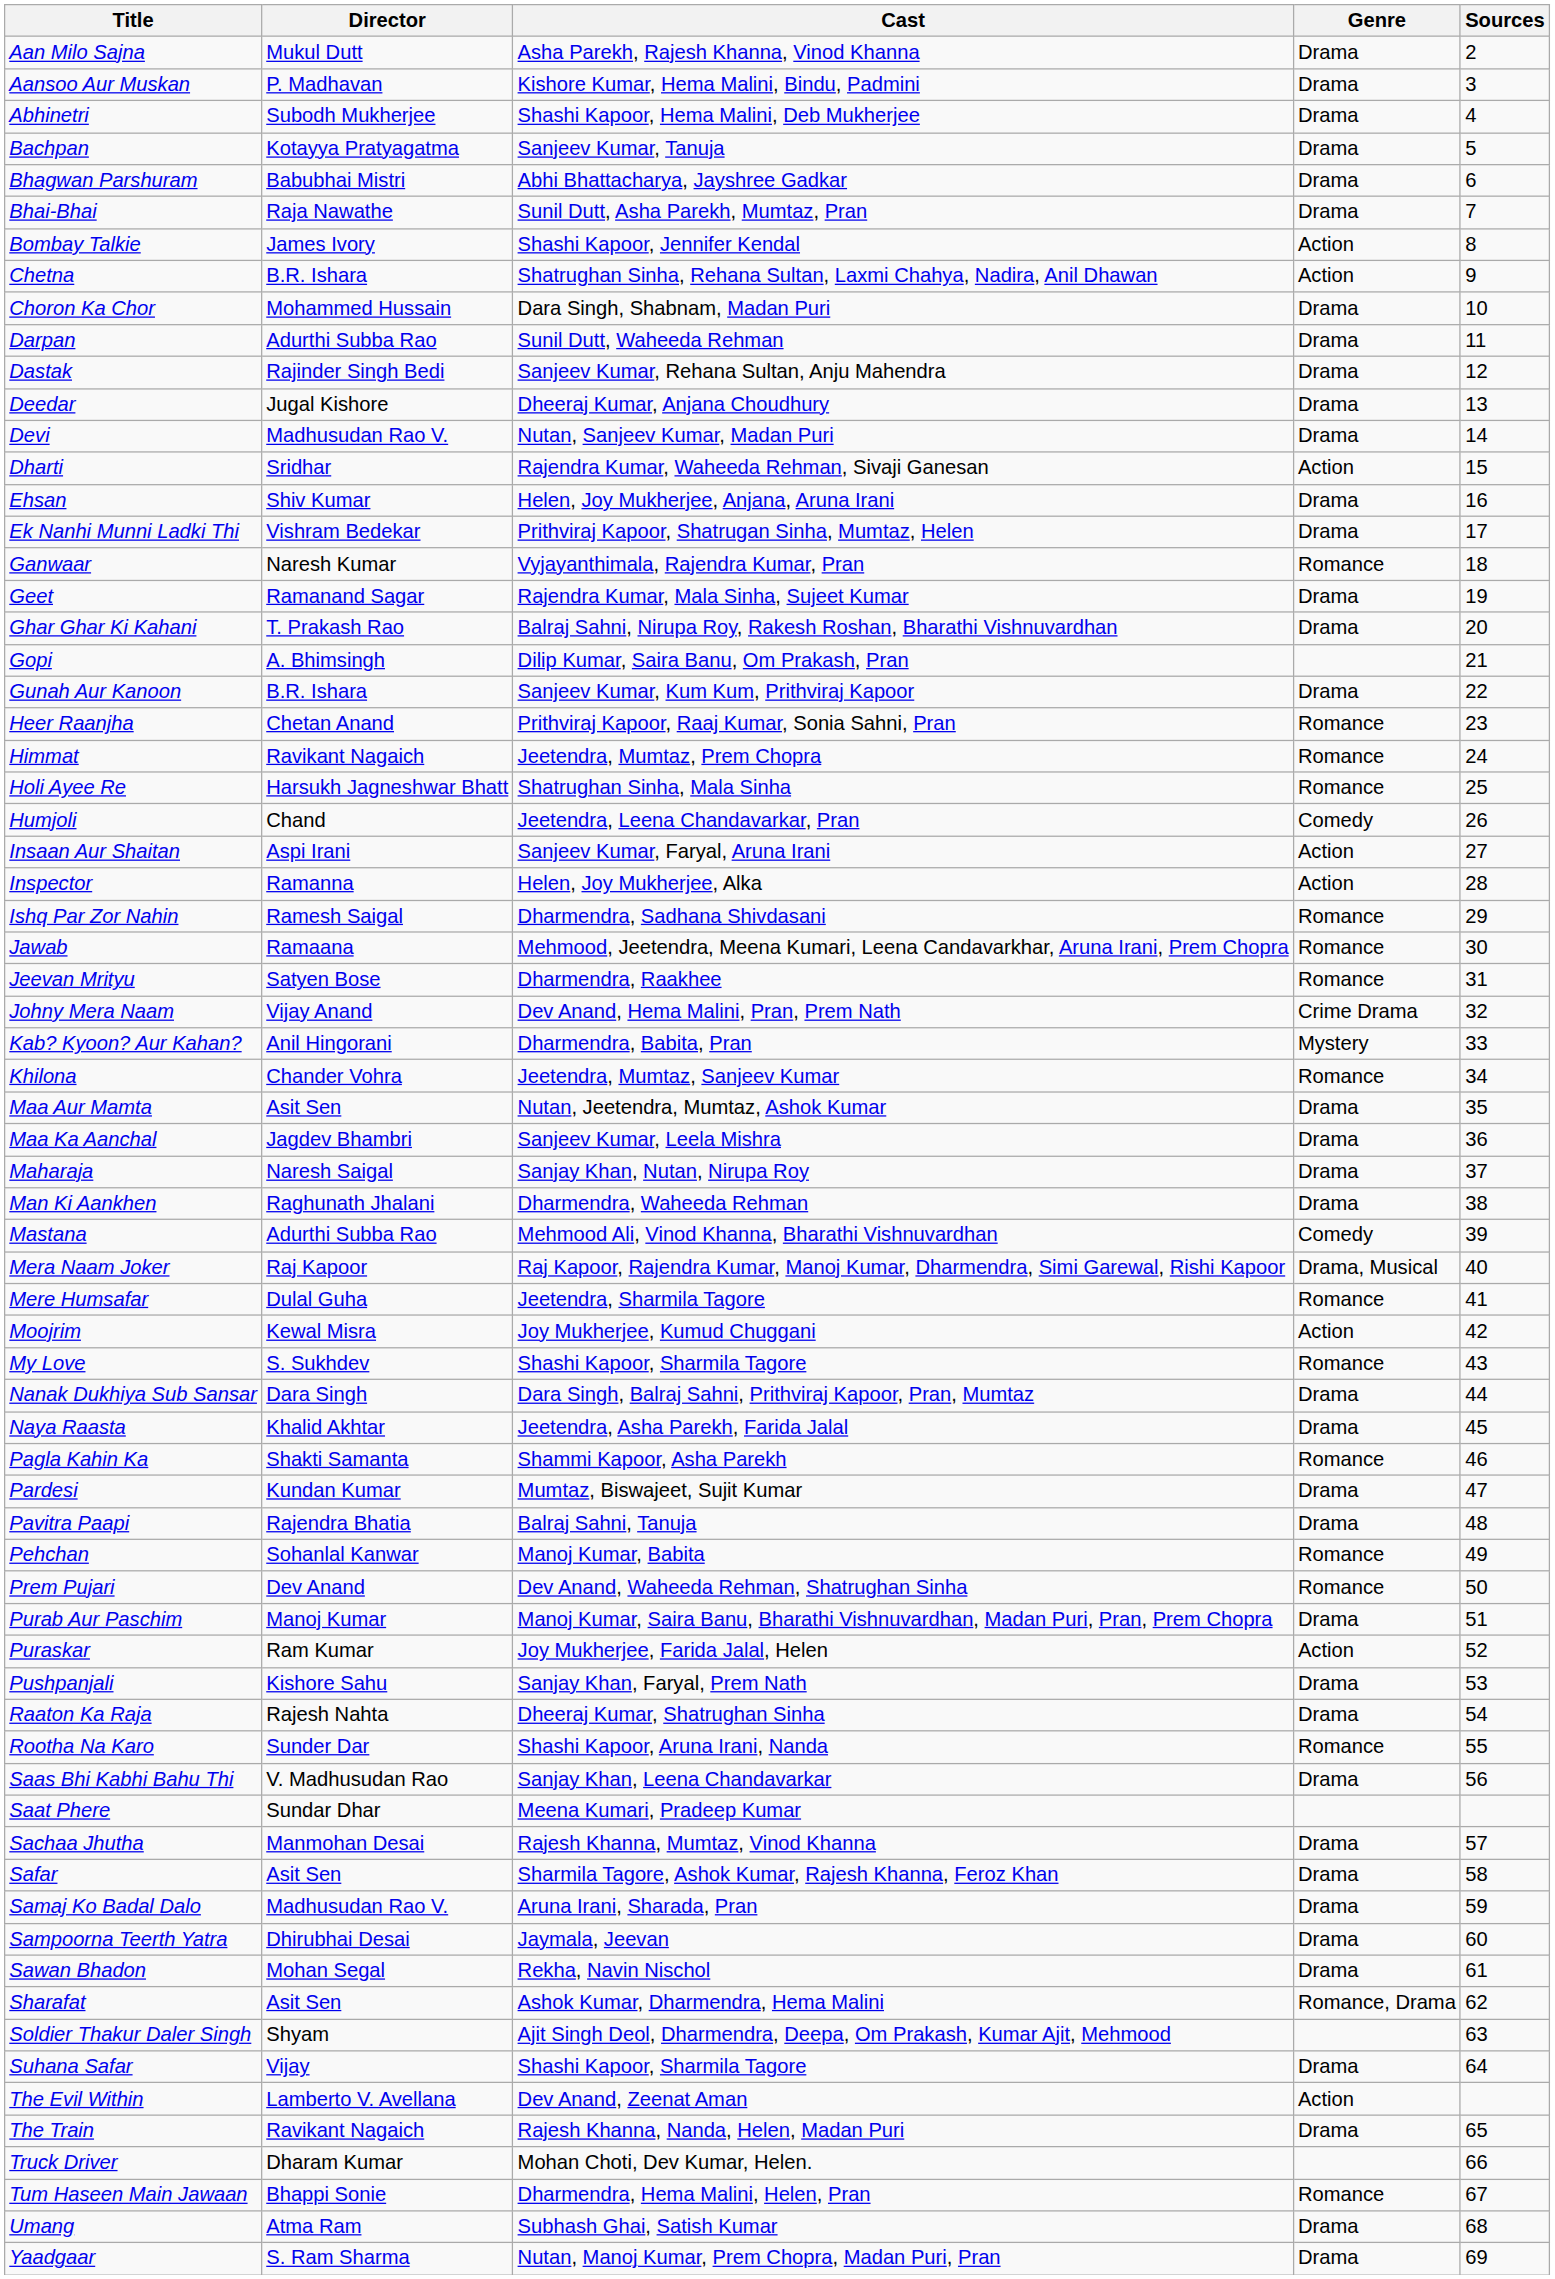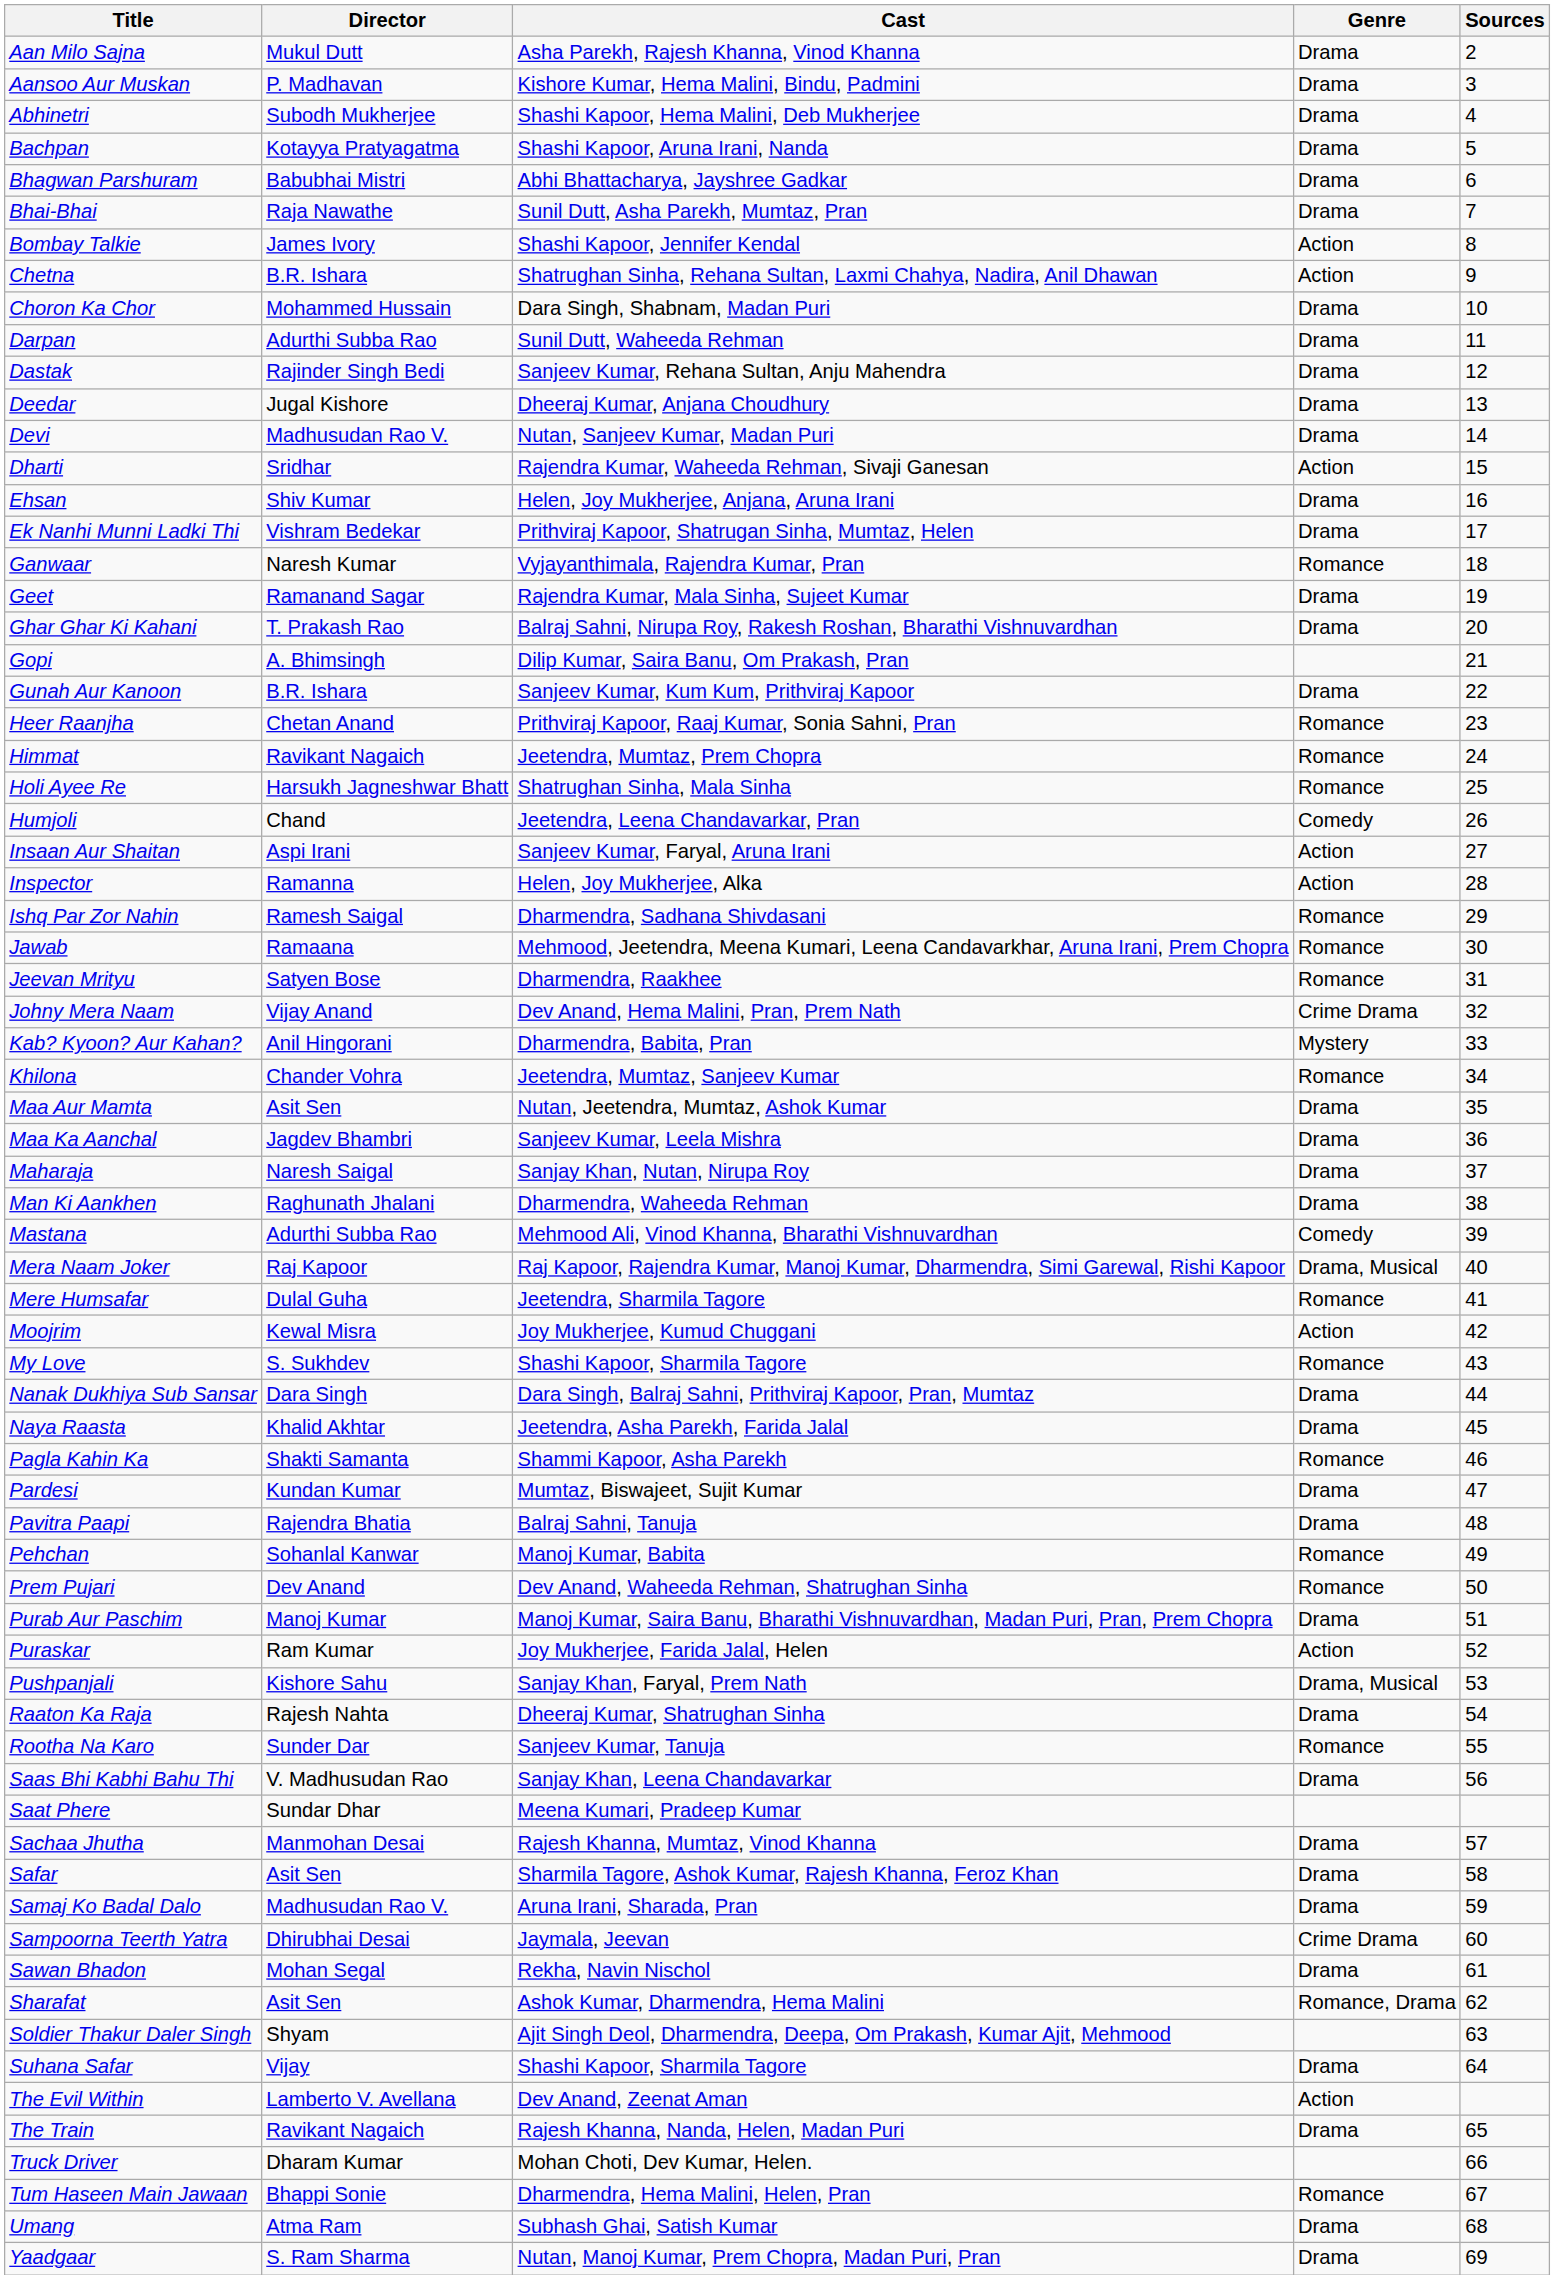(621, 148) Sanjeev Kumar, Tanuja -> (673, 148) Shashi Kapoor, Aruna Irani, Nanda
(1328, 1683) Drama -> (1368, 1683) Drama, Musical
(673, 1747) Shashi Kapoor, Aruna Irani, Nanda -> (621, 1747) Sanjeev Kumar, Tanuja
(1328, 1938) Drama -> (1358, 1938) Crime Drama
